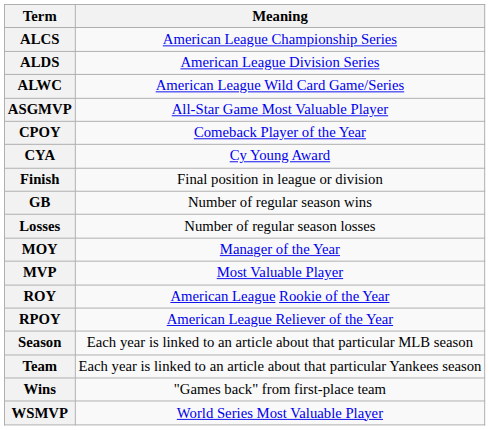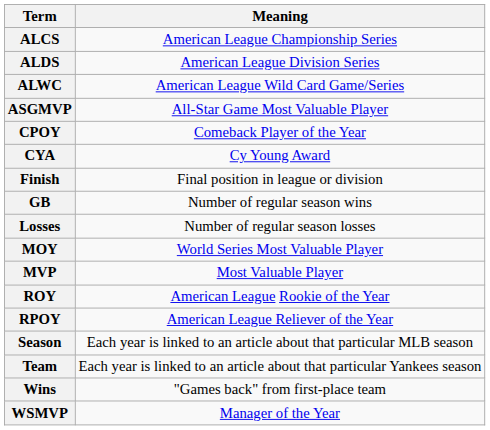(280, 249) Manager of the Year -> (280, 249) World Series Most Valuable Player
(280, 413) World Series Most Valuable Player -> (280, 413) Manager of the Year
